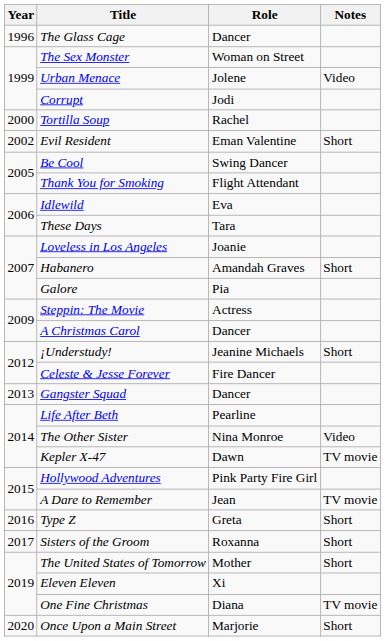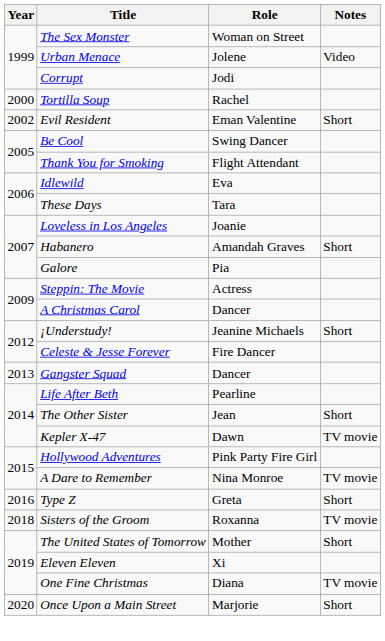- row: (83, 36)
(248, 436) Nina Monroe -> (224, 415) Jean
(339, 436) Video -> (338, 415) Short
(224, 499) Jean -> (248, 478) Nina Monroe
(21, 541) 2017 -> (21, 520) 2018
(338, 541) Short -> (350, 520) TV movie
